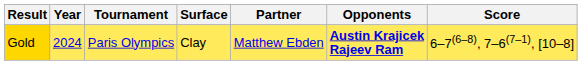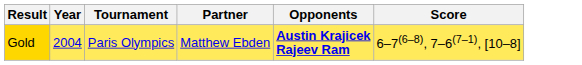- column: (204, 14)
(67, 42) 2024 -> (67, 42) 2004
